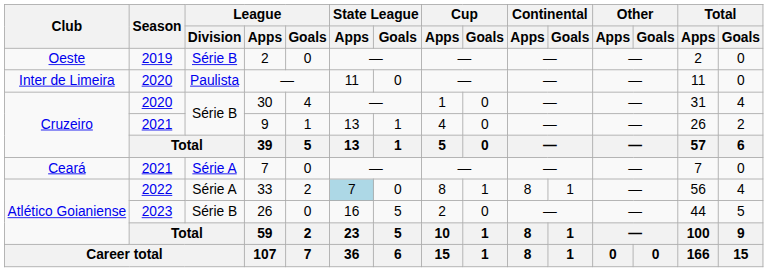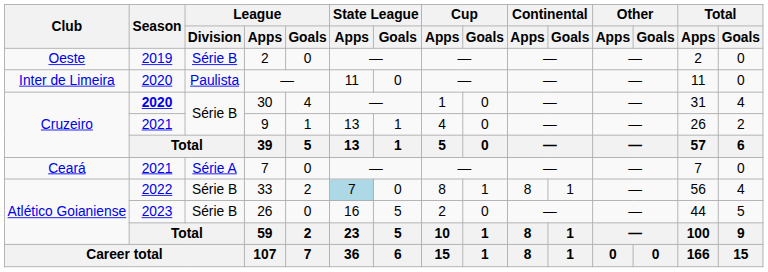(157, 102) normal -> (157, 102) bold
(215, 189) Série A -> (215, 189) Série B
